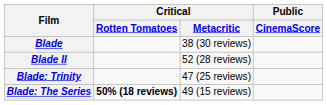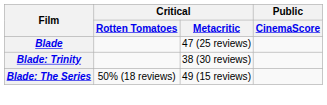(217, 44) 38 (30 reviews) -> (217, 44) 47 (25 reviews)
- row: (49, 60)
(217, 76) 47 (25 reviews) -> (217, 60) 38 (30 reviews)
(137, 92) bold -> (137, 76) normal
